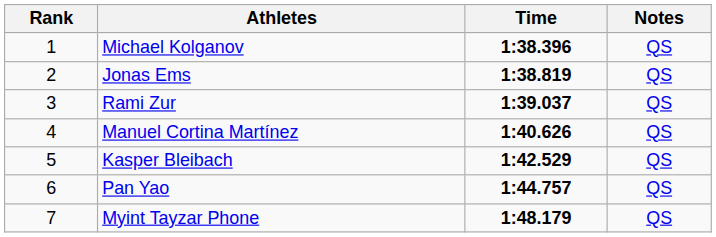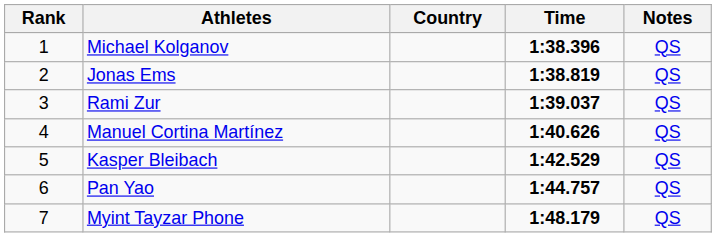+ column: (448, 18)
